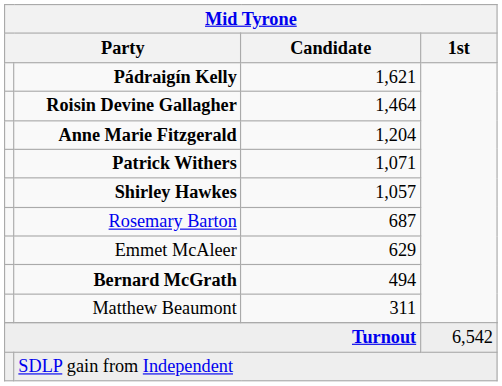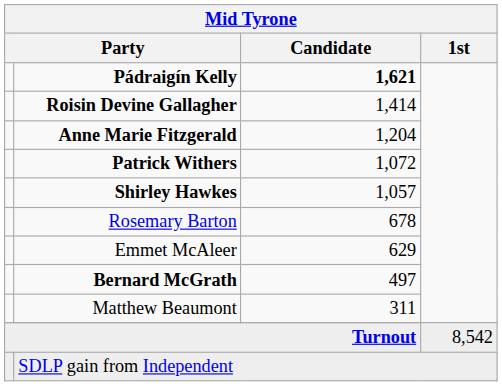(396, 76) normal -> (396, 76) bold
(396, 105) 1,464 -> (396, 105) 1,414
(396, 163) 1,071 -> (396, 163) 1,072
(403, 221) 687 -> (403, 221) 678
(403, 279) 494 -> (403, 279) 497
(472, 337) 6,542 -> (472, 337) 8,542
